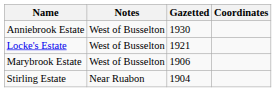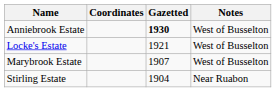columns swapped: (241, 12) <-> (127, 12)
(180, 29) normal -> (159, 29) bold
(180, 62) 1906 -> (159, 62) 1907
